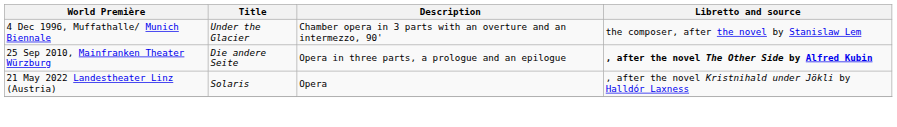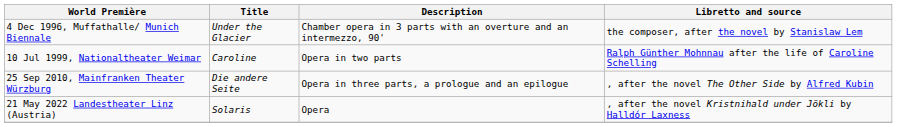+ row: (104, 58)
(739, 58) bold -> (740, 84) normal
